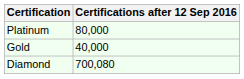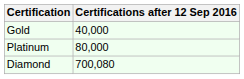rows swapped: (18, 47) <-> (28, 30)
